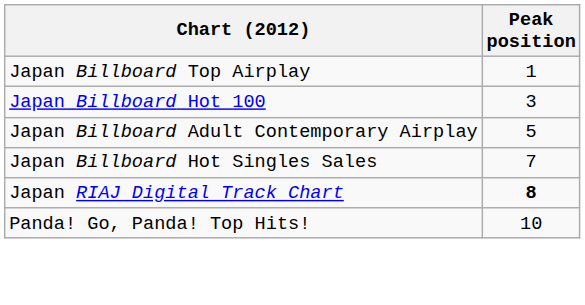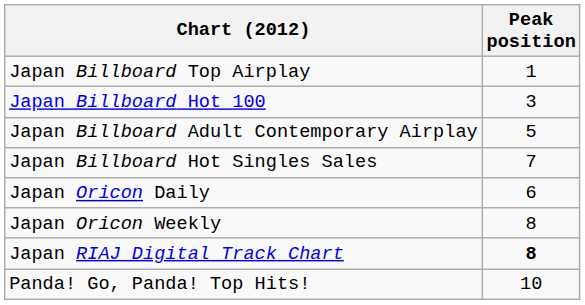+ row: (110, 193)
+ row: (115, 223)
